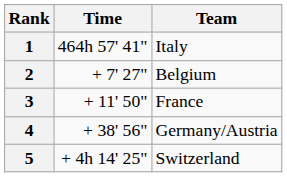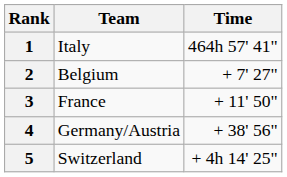columns swapped: (217, 18) <-> (103, 18)
